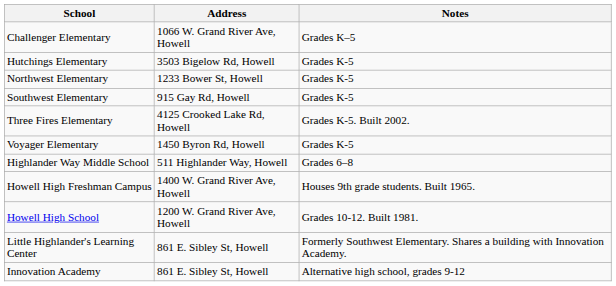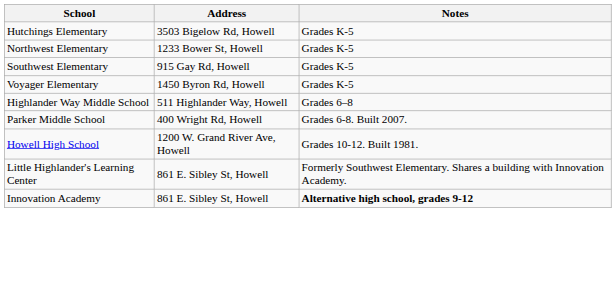- row: (59, 37)
- row: (60, 121)
+ row: (56, 119)
- row: (79, 186)
(383, 271) normal -> (387, 198) bold
